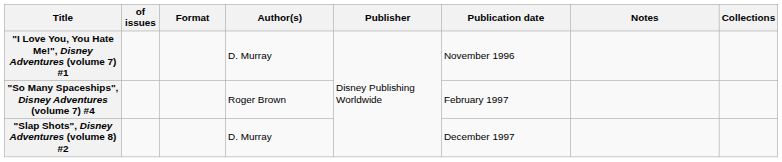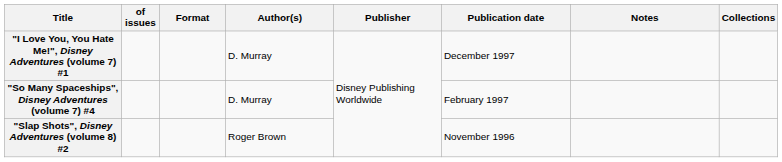(479, 55) November 1996 -> (479, 55) December 1997
(257, 99) Roger Brown -> (250, 99) D. Murray
(250, 137) D. Murray -> (257, 137) Roger Brown
(479, 137) December 1997 -> (479, 137) November 1996
